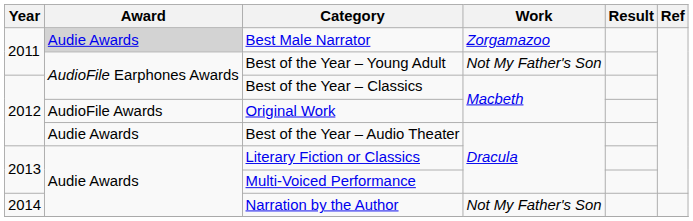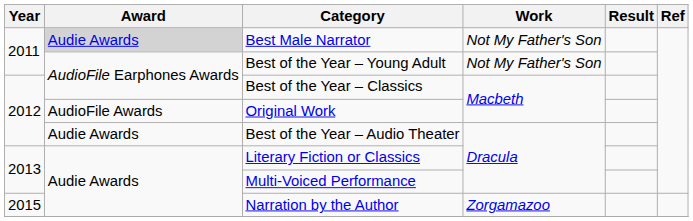(508, 39) Zorgamazoo -> (534, 39) Not My Father's Son
(24, 205) 2014 -> (24, 205) 2015
(534, 205) Not My Father's Son -> (508, 205) Zorgamazoo
